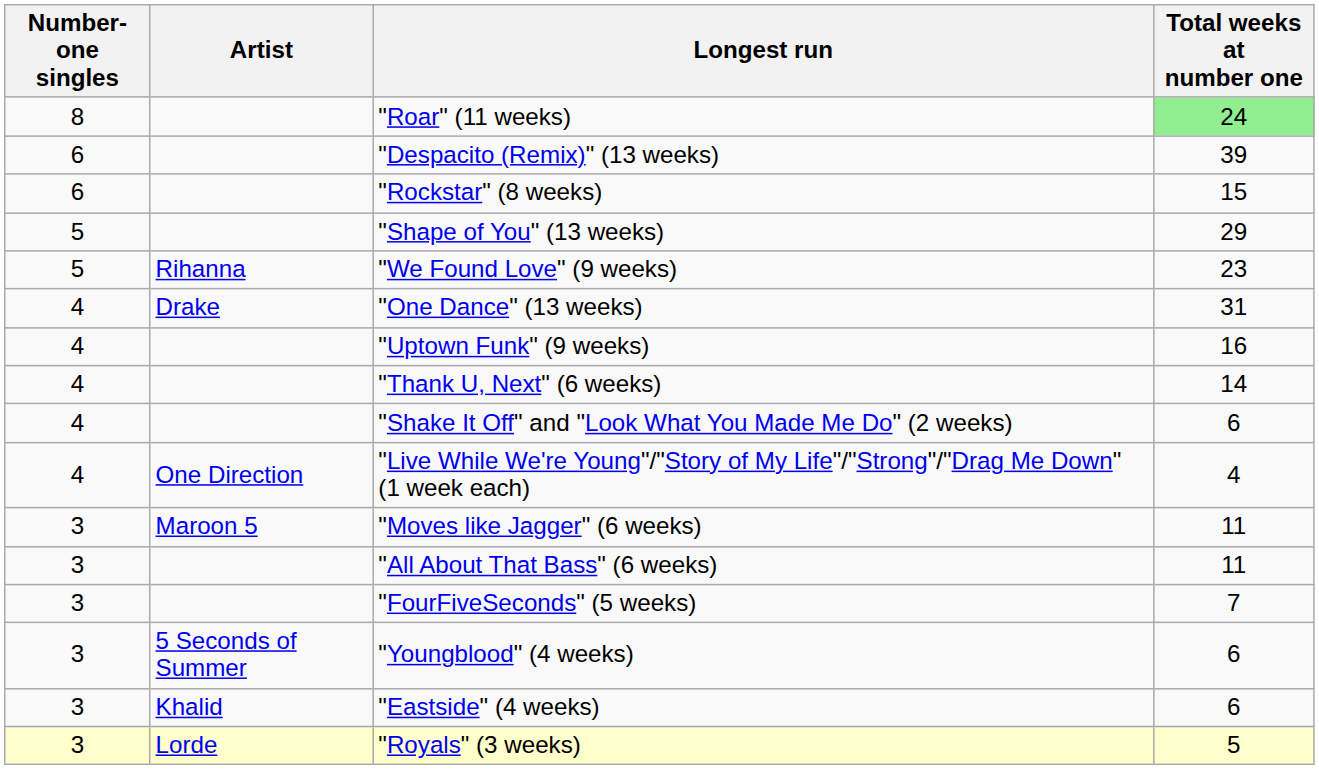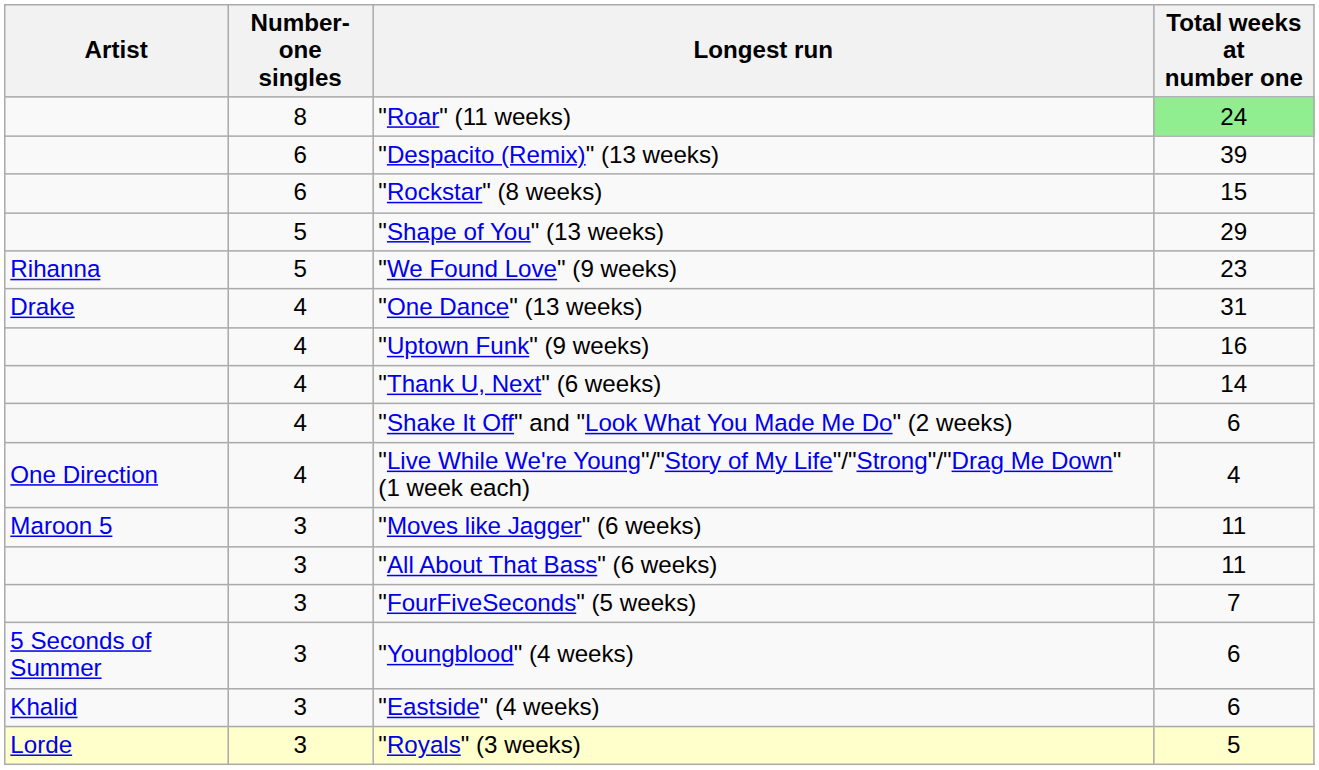columns swapped: (261, 50) <-> (77, 50)
